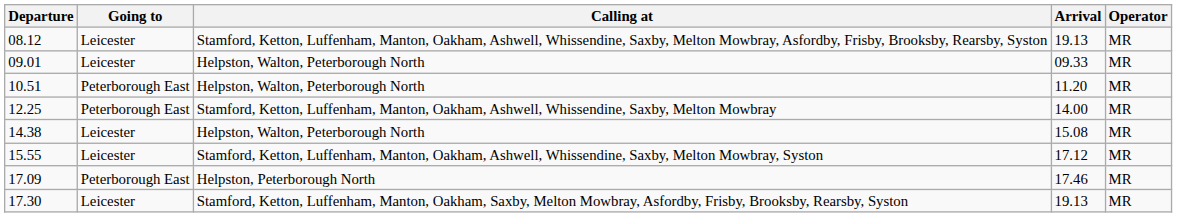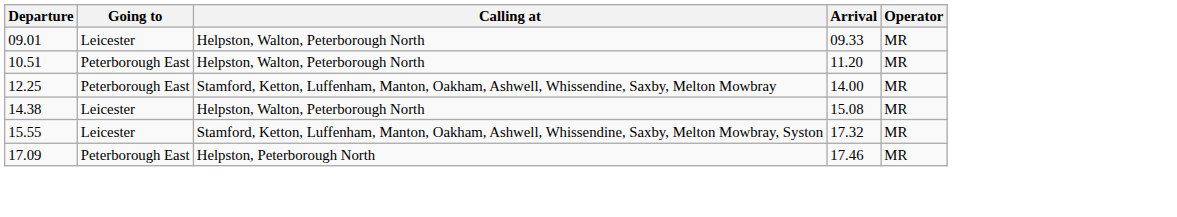- row: (25, 39)
(1071, 155) 17.12 -> (847, 132) 17.32
- row: (25, 201)
